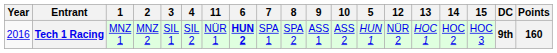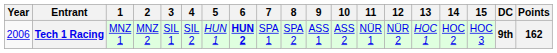columns swapped: (371, 12) <-> (215, 12)
(18, 34) 2016 -> (18, 34) 2006
(534, 34) 160 -> (534, 34) 162
